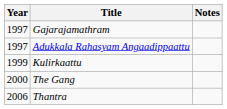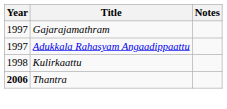(17, 63) 1999 -> (17, 63) 1998
- row: (54, 79)
(17, 96) normal -> (17, 79) bold
